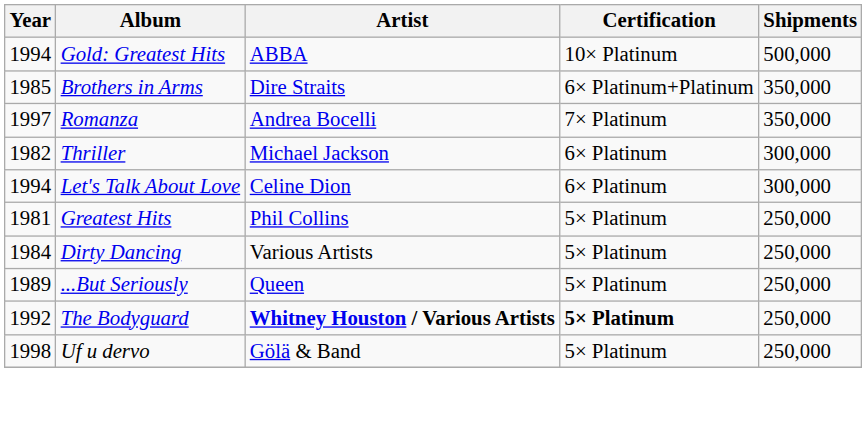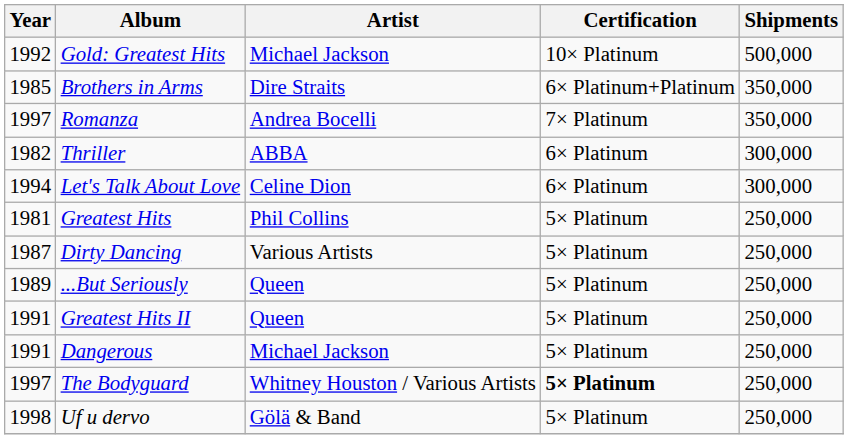(30, 53) 1994 -> (30, 53) 1992
(279, 53) ABBA -> (319, 53) Michael Jackson
(319, 152) Michael Jackson -> (279, 152) ABBA
(30, 251) 1984 -> (30, 251) 1987
+ row: (126, 317)
+ row: (106, 350)
(30, 317) 1992 -> (30, 383) 1997
(402, 317) bold -> (393, 383) normal
